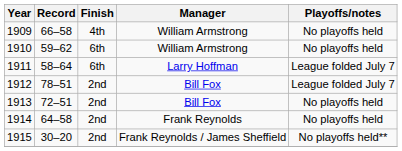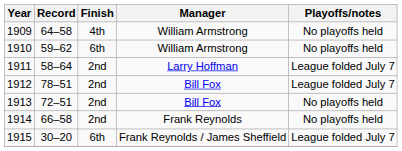(56, 31) 66–58 -> (56, 31) 64–58
(97, 66) 6th -> (97, 66) 2nd
(56, 119) 64–58 -> (56, 119) 66–58
(97, 137) 2nd -> (97, 137) 6th
(343, 137) No playoffs held** -> (343, 137) League folded July 7
